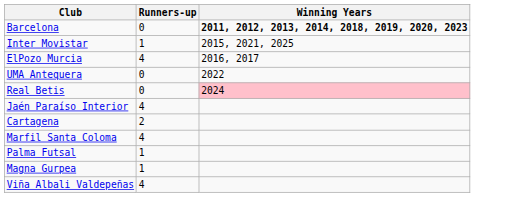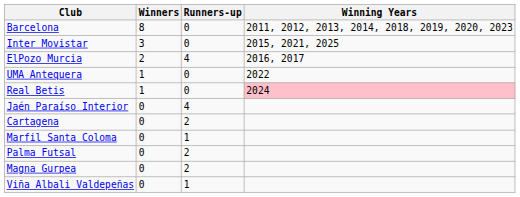+ column: (159, 12)
(334, 28) bold -> (380, 28) normal
(142, 44) 1 -> (187, 44) 0
(142, 138) 4 -> (187, 138) 1
(142, 153) 1 -> (187, 153) 2
(142, 169) 1 -> (187, 169) 2
(142, 185) 4 -> (187, 185) 1
